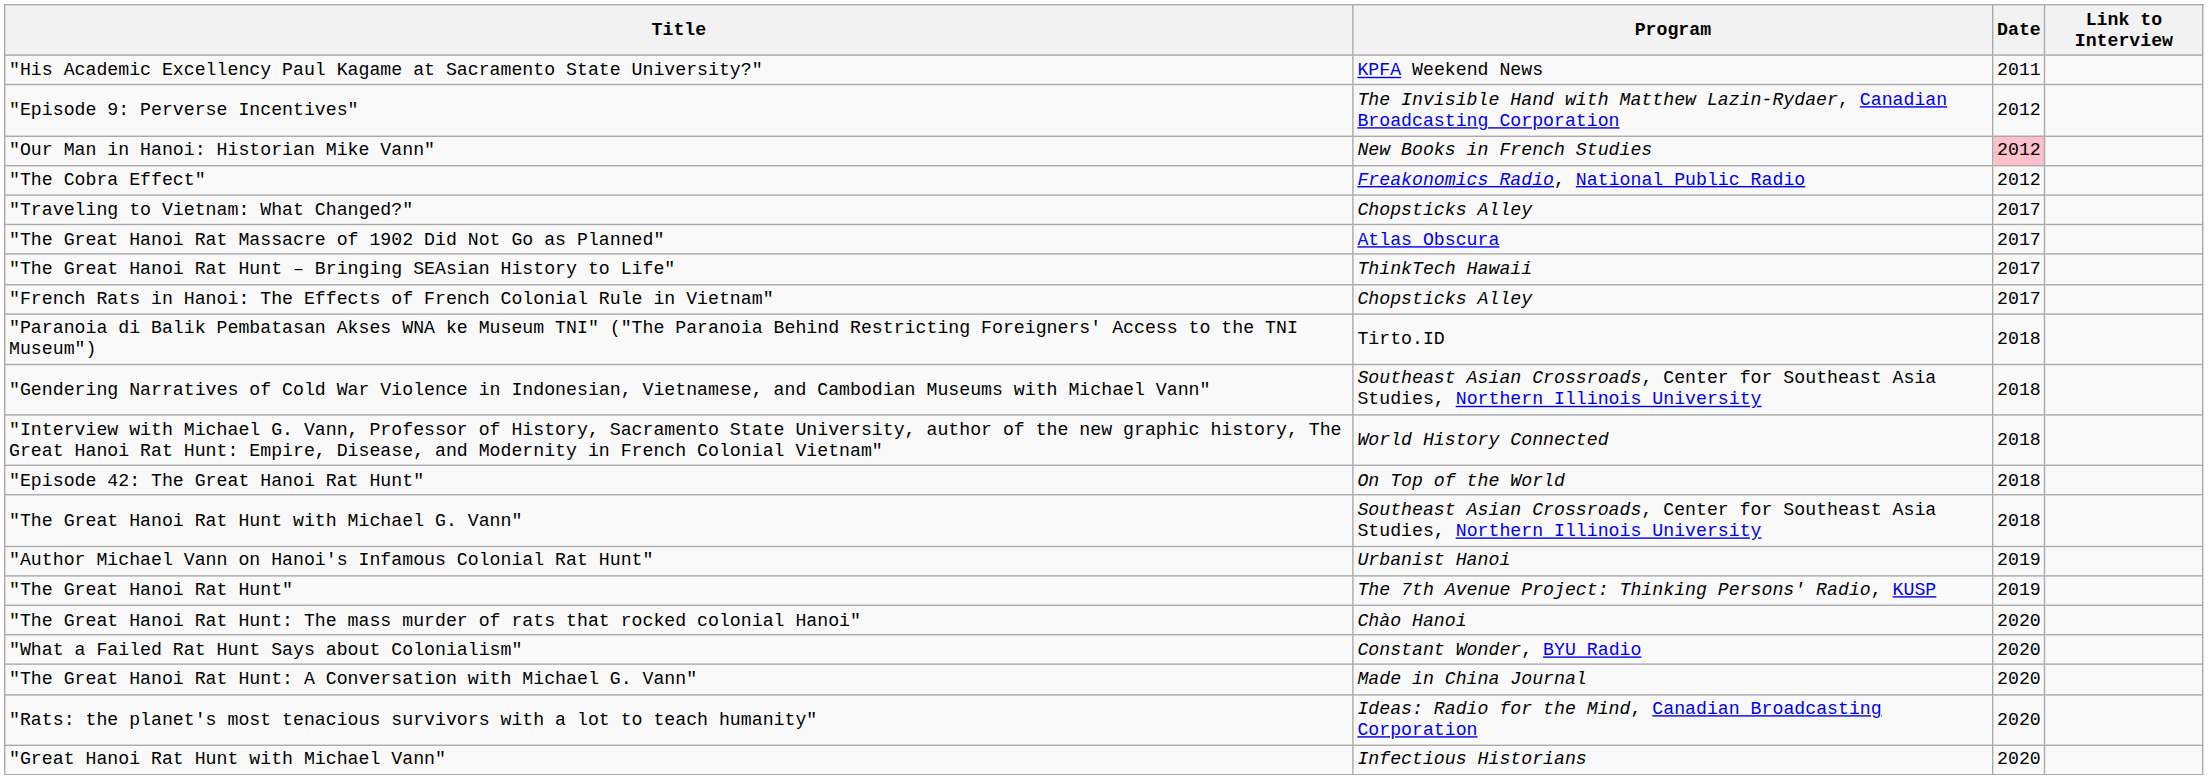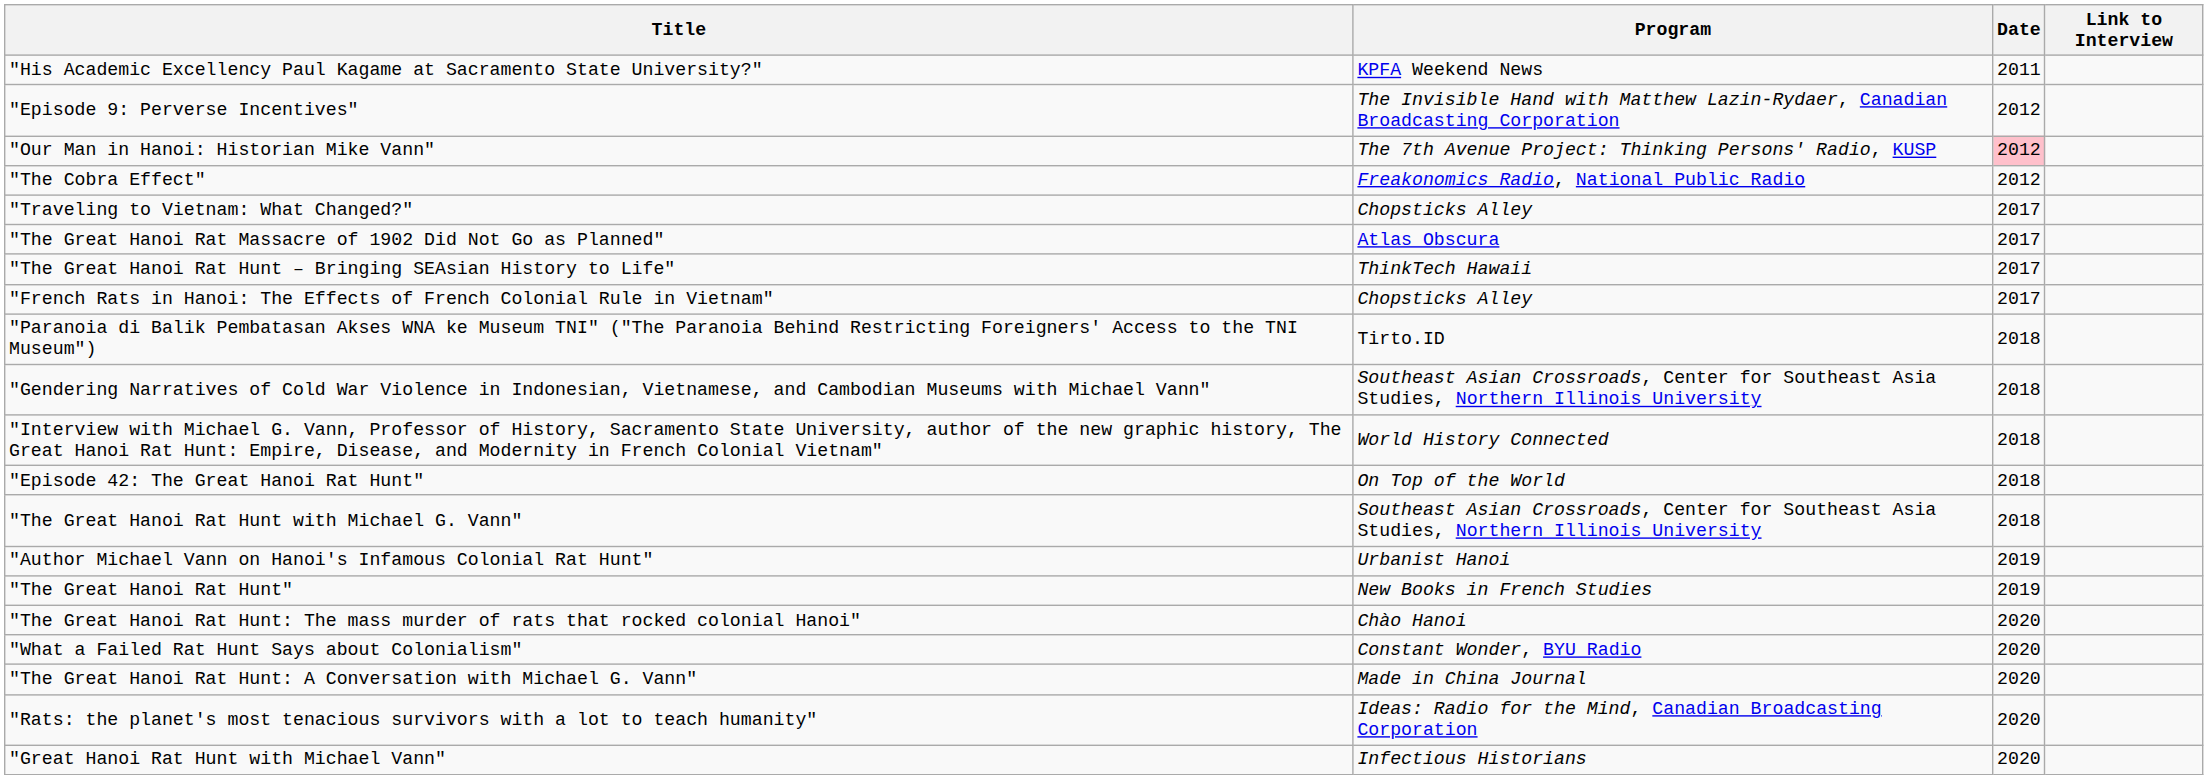(1505, 151) New Books in French Studies -> (1647, 151) The 7th Avenue Project: Thinking Persons' Radio, KUSP
(1647, 590) The 7th Avenue Project: Thinking Persons' Radio, KUSP -> (1505, 590) New Books in French Studies
